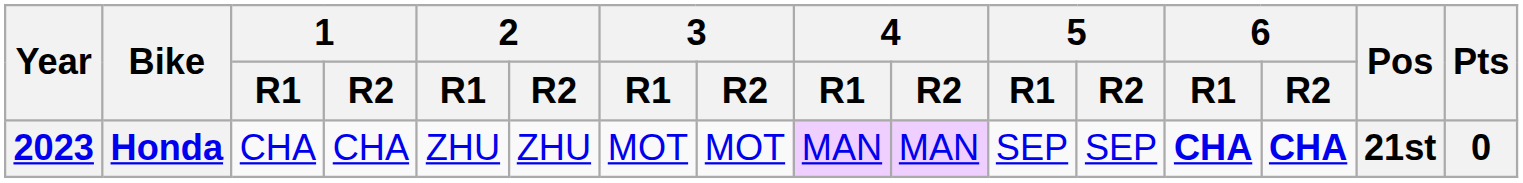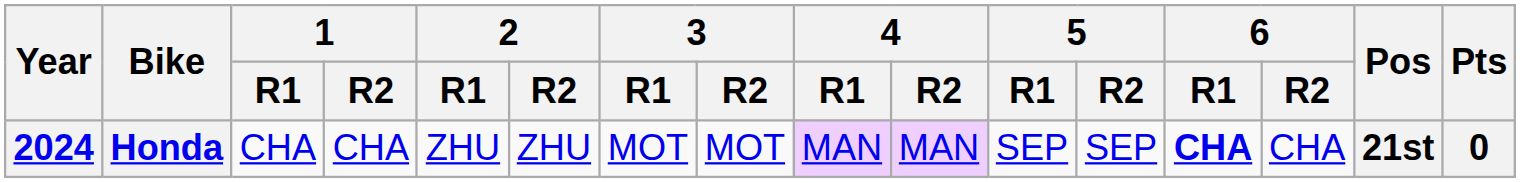(54, 147) 2023 -> (54, 147) 2024
(1308, 147) bold -> (1307, 147) normal
